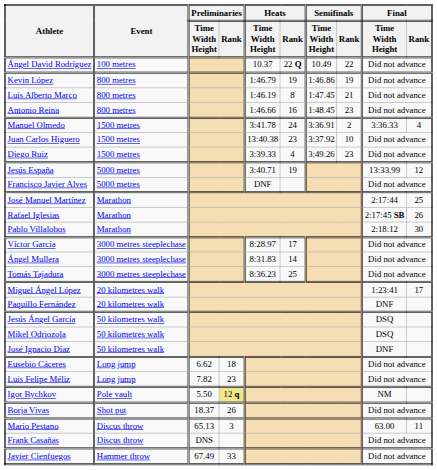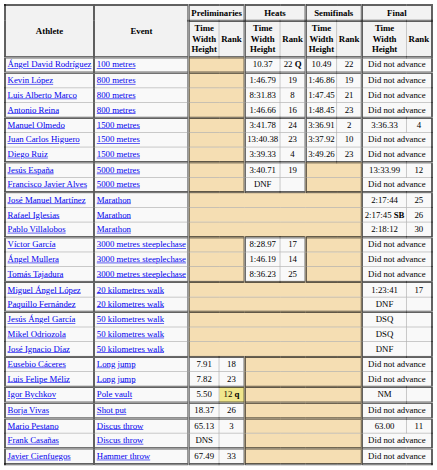(263, 95) 1:46.19 -> (263, 95) 8:31.83
(263, 259) 8:31.83 -> (263, 259) 1:46.19
(204, 365) 6.62 -> (204, 365) 7.91
